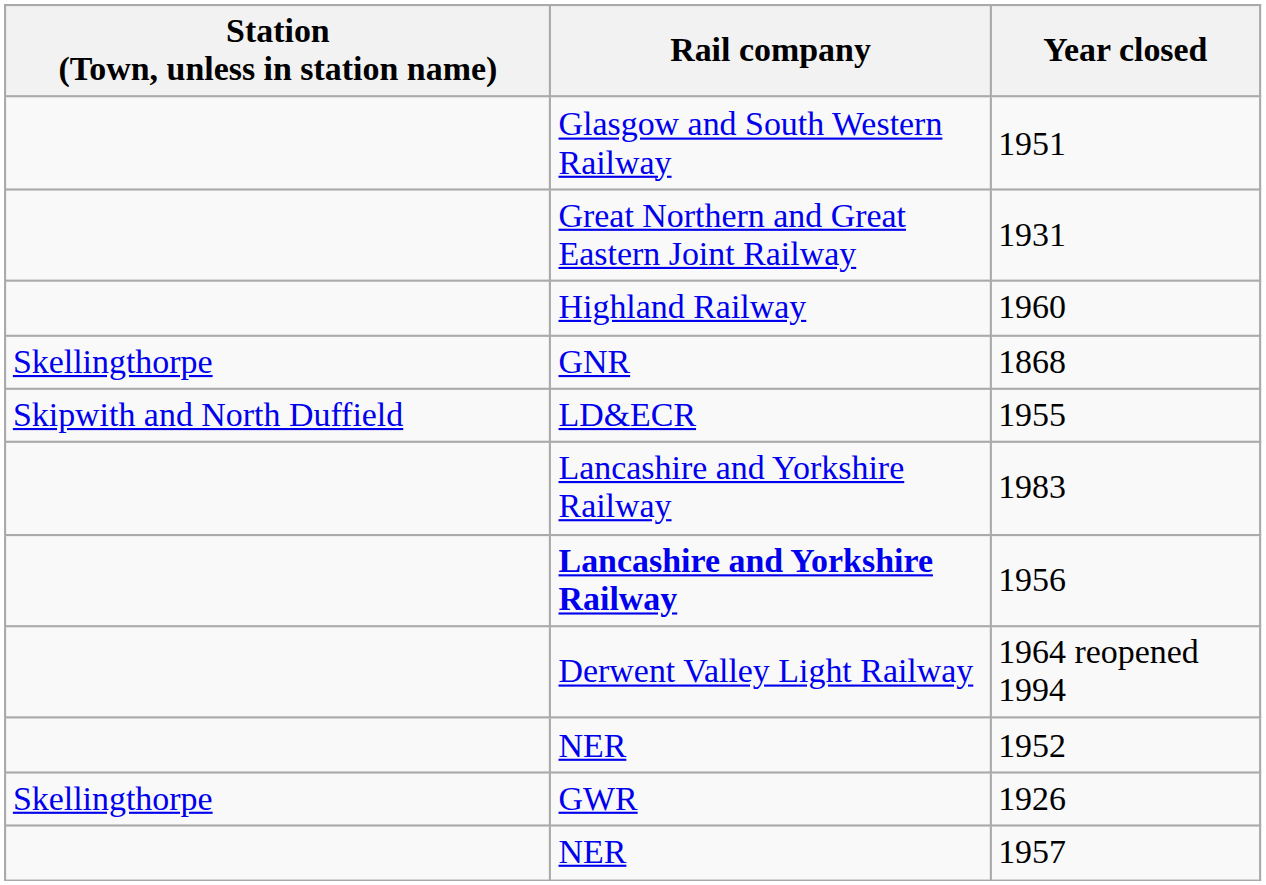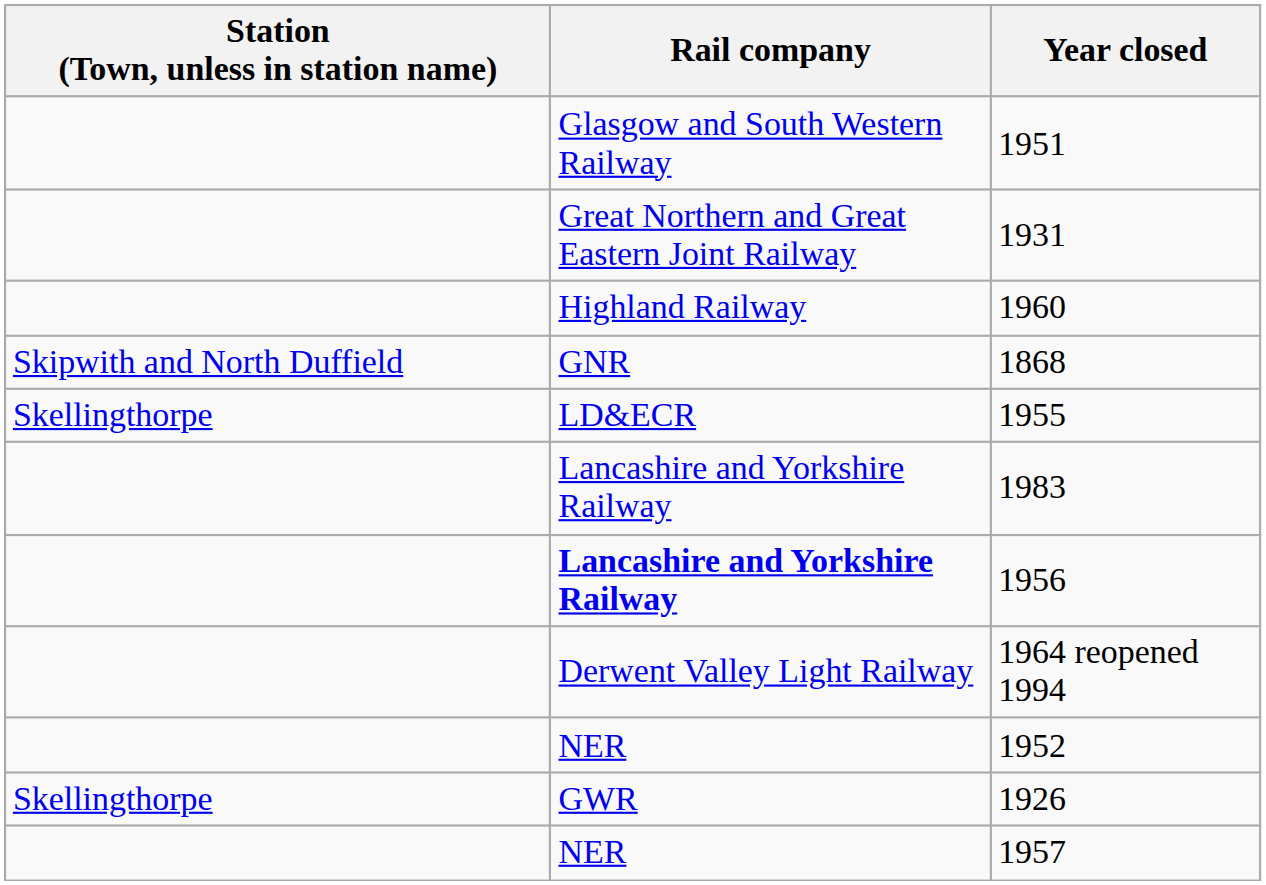(113, 361) Skellingthorpe -> (208, 361) Skipwith and North Duffield
(208, 414) Skipwith and North Duffield -> (113, 414) Skellingthorpe
